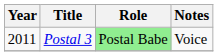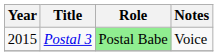(22, 39) 2011 -> (22, 39) 2015
